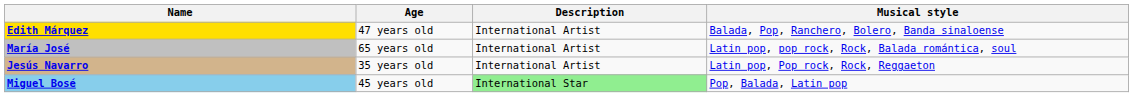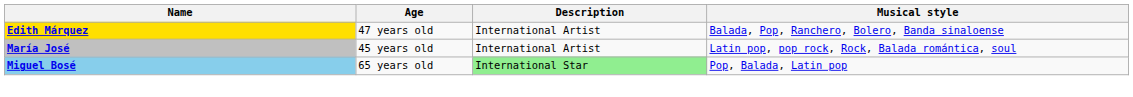(396, 48) 65 years old -> (396, 48) 45 years old
- row: (48, 65)
(396, 83) 45 years old -> (396, 65) 65 years old
